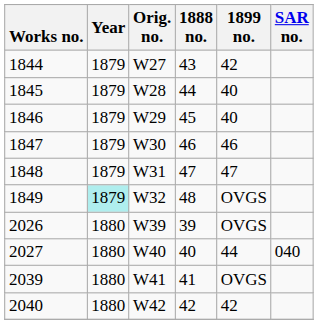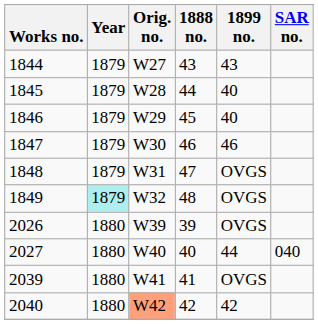(229, 63) 42 -> (229, 63) 43
(229, 171) 47 -> (244, 171) OVGS
(150, 306) no background -> (150, 306) lightsalmon background
